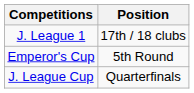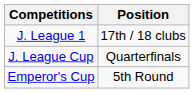rows swapped: (51, 56) <-> (51, 77)
